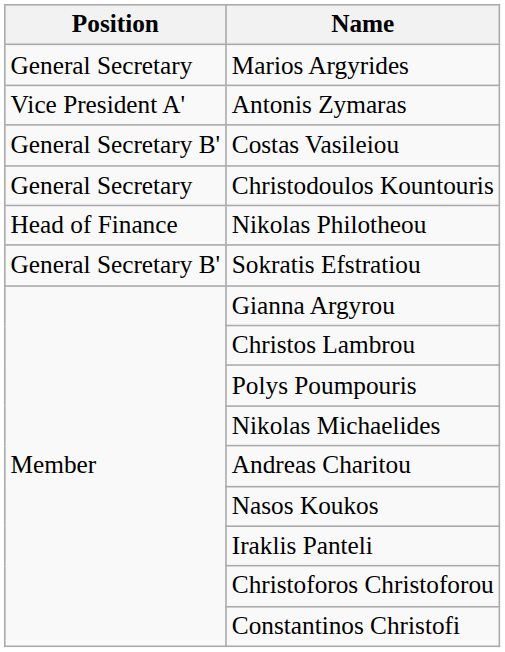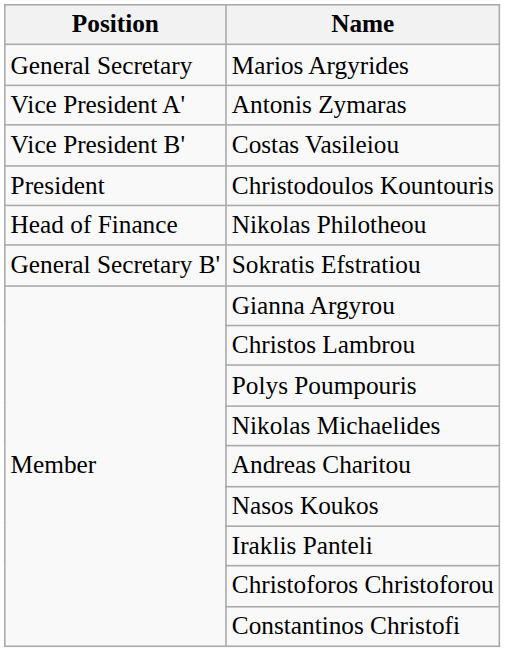(115, 144) General Secretary B' -> (98, 144) Vice President B'
(102, 184) General Secretary -> (58, 184) President
